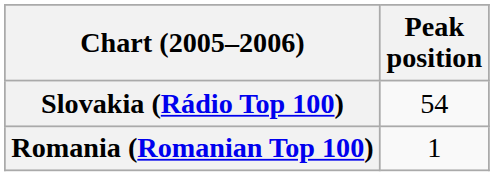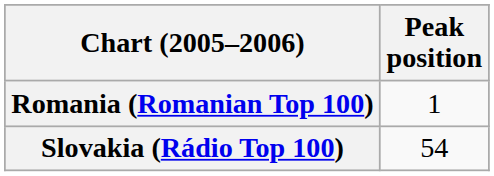rows swapped: (192, 147) <-> (192, 103)
